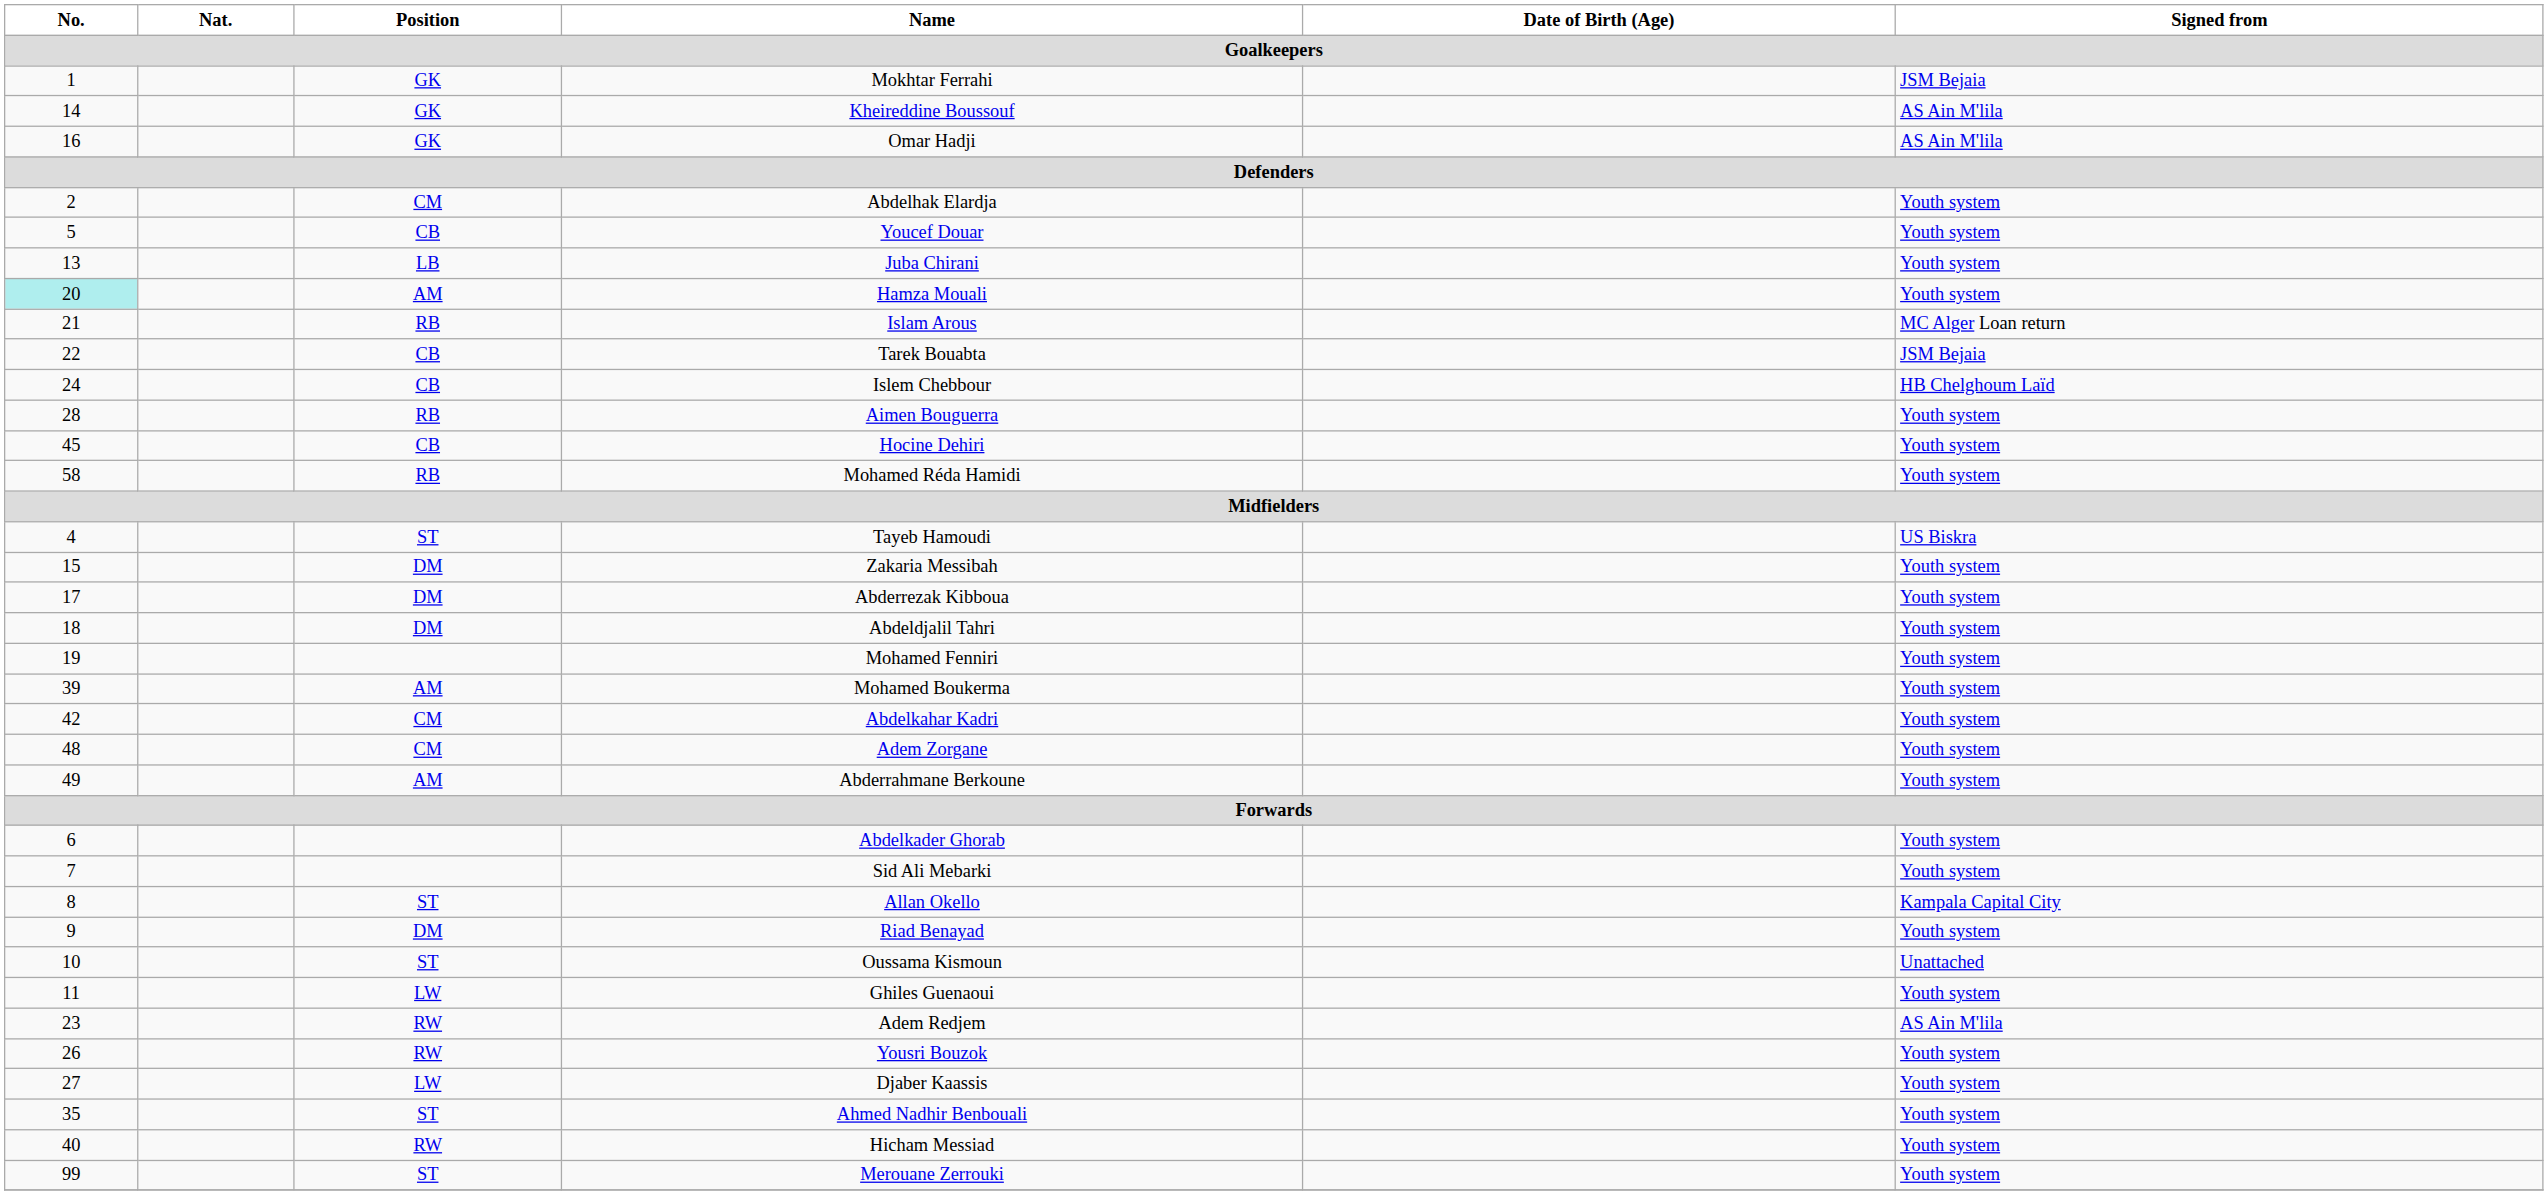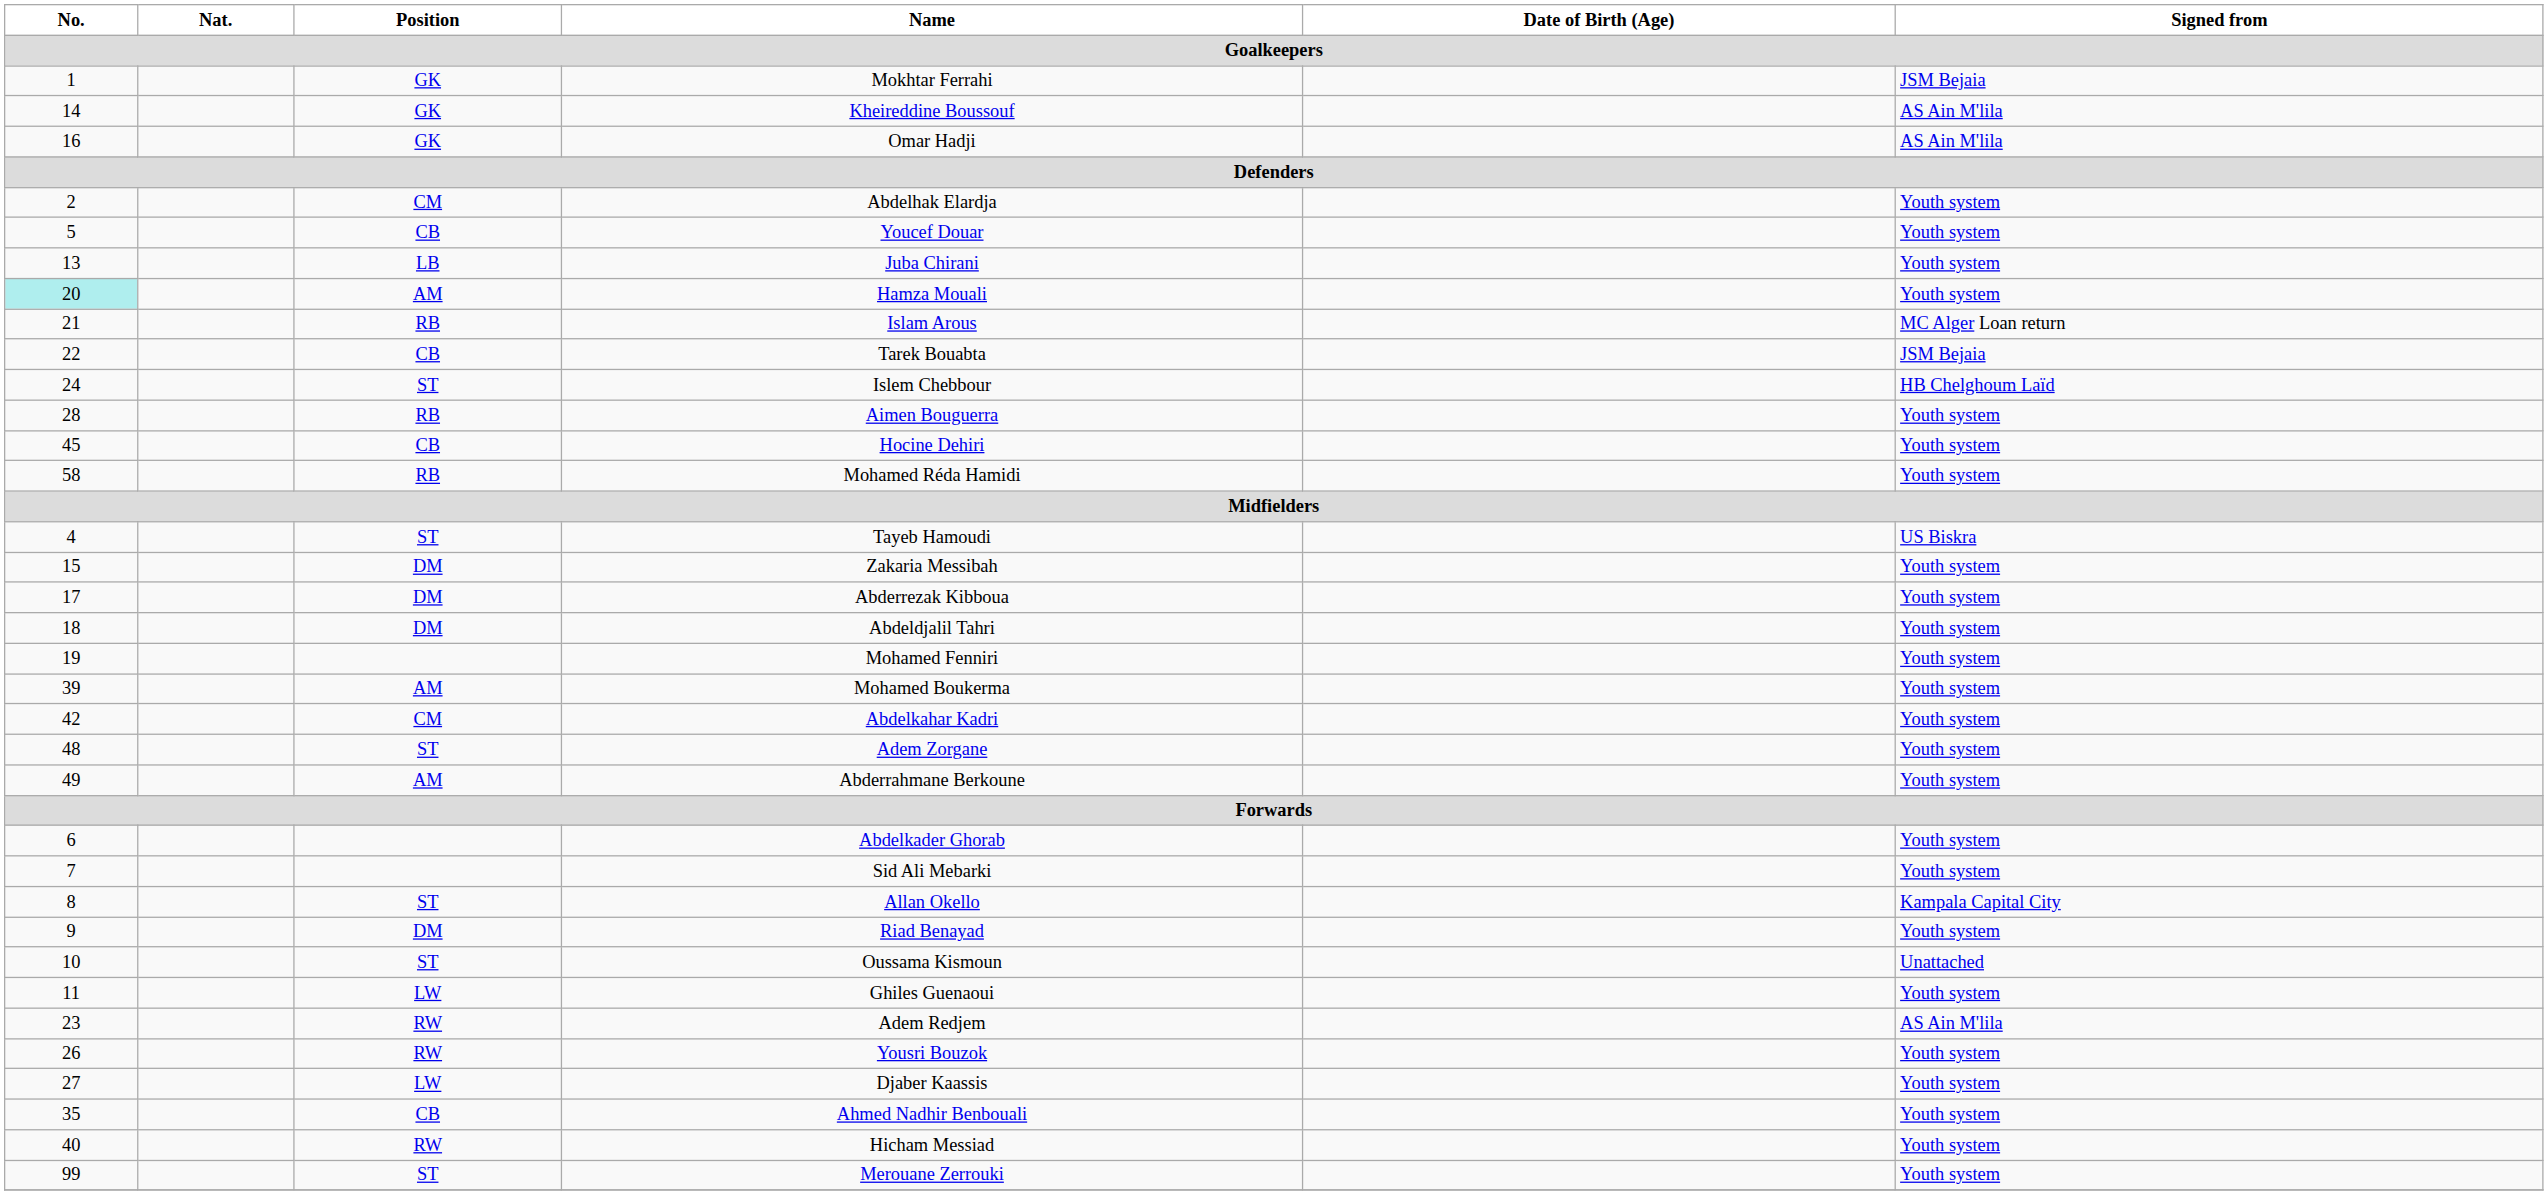(428, 384) CB -> (428, 384) ST
(428, 749) CM -> (428, 749) ST
(428, 1114) ST -> (428, 1114) CB
